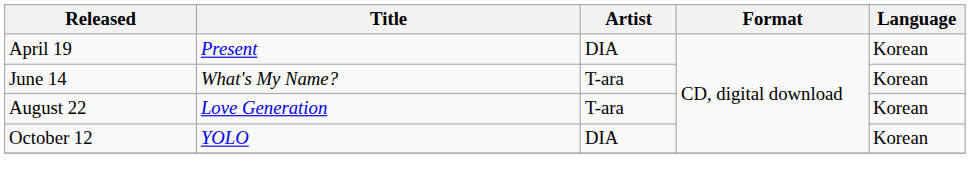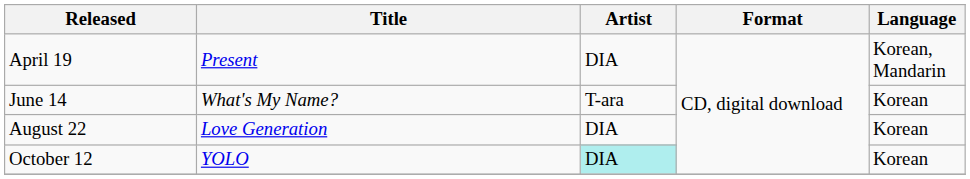(901, 49) Korean -> (909, 59) Korean, Mandarin
(604, 108) T-ara -> (602, 129) DIA
(602, 138) no background -> (602, 159) paleturquoise background
